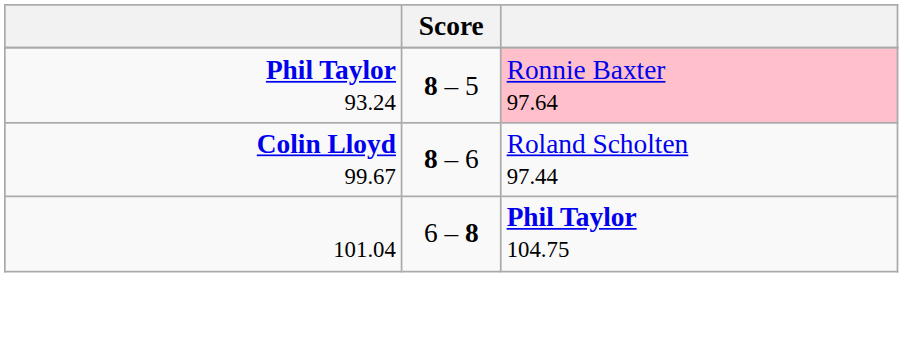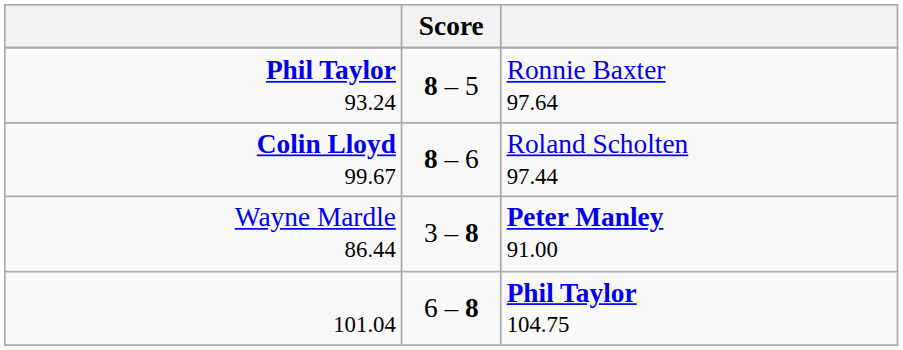(586, 84) pink background -> (586, 84) no background
+ row: (315, 233)
